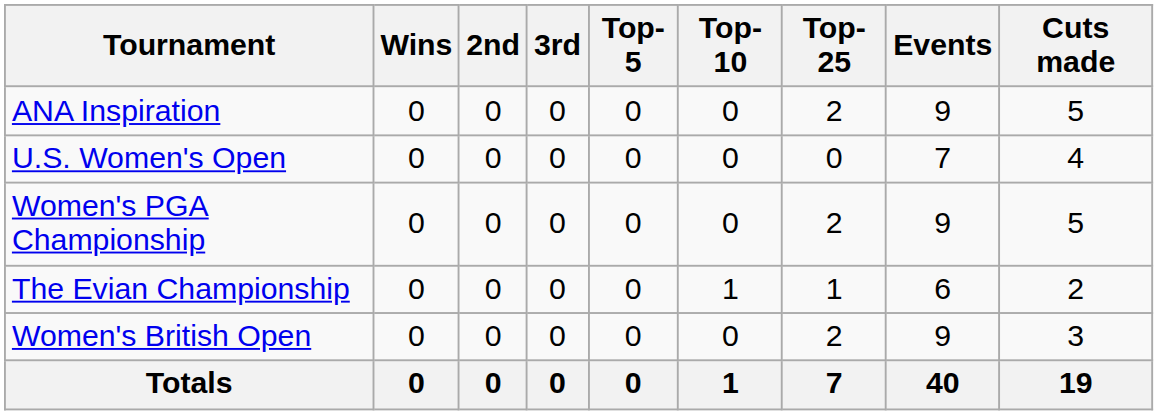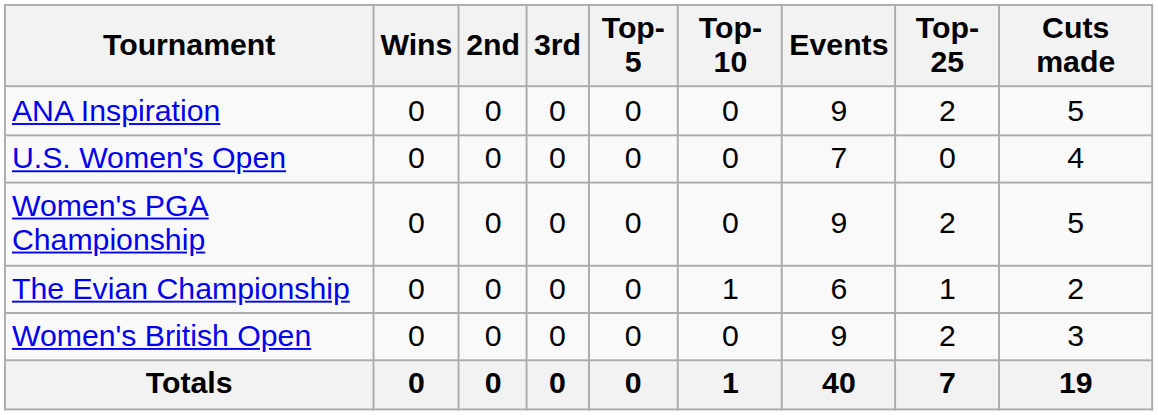columns swapped: (834, 45) <-> (943, 45)
